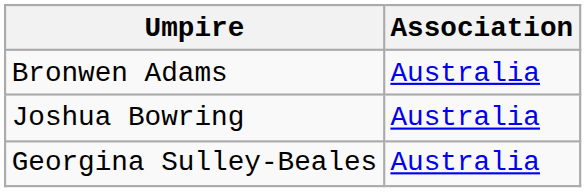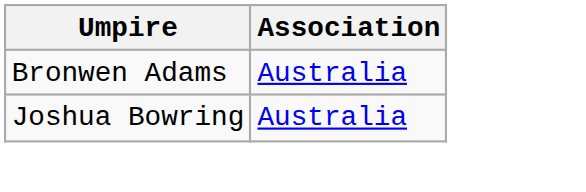- row: (194, 163)
